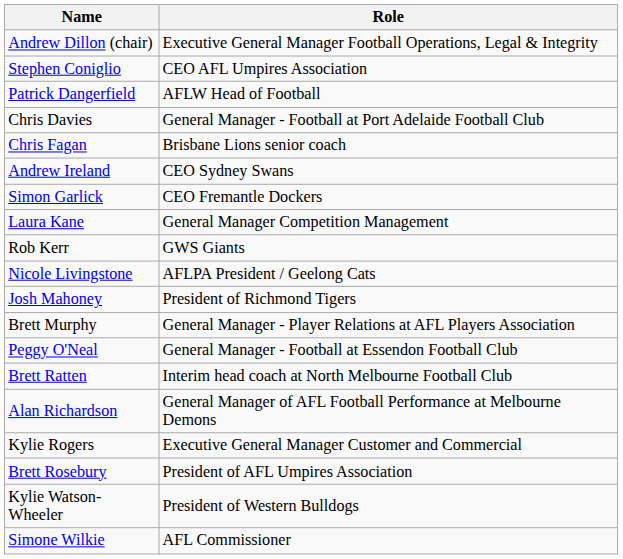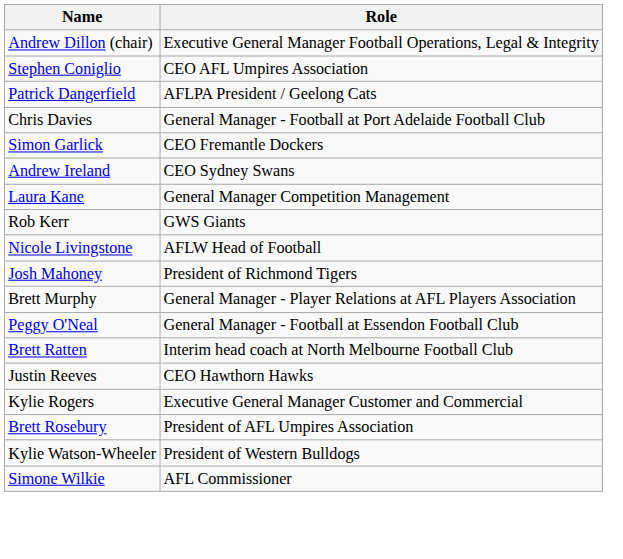(241, 94) AFLW Head of Football -> (270, 94) AFLPA President / Geelong Cats
- row: (48, 145)
rows swapped: (56, 196) <-> (59, 171)
(269, 273) AFLPA President / Geelong Cats -> (242, 247) AFLW Head of Football
+ row: (52, 376)
- row: (63, 410)
